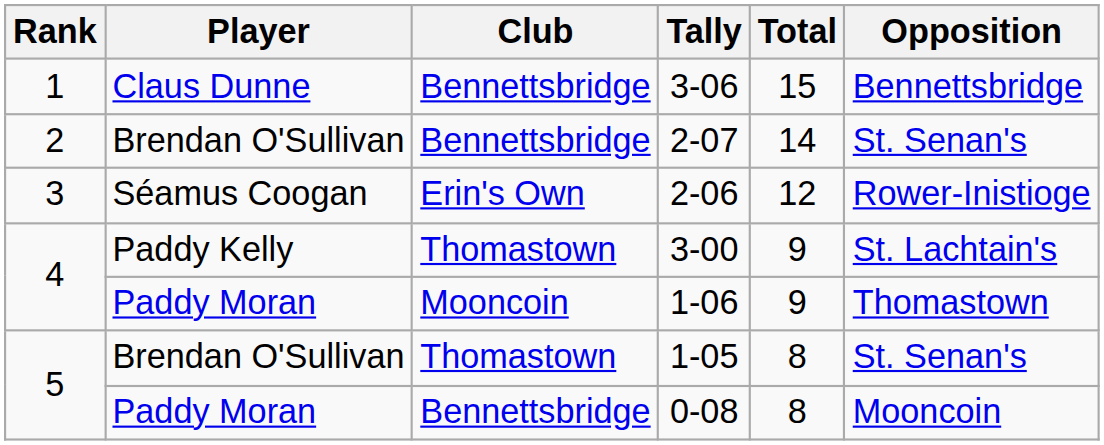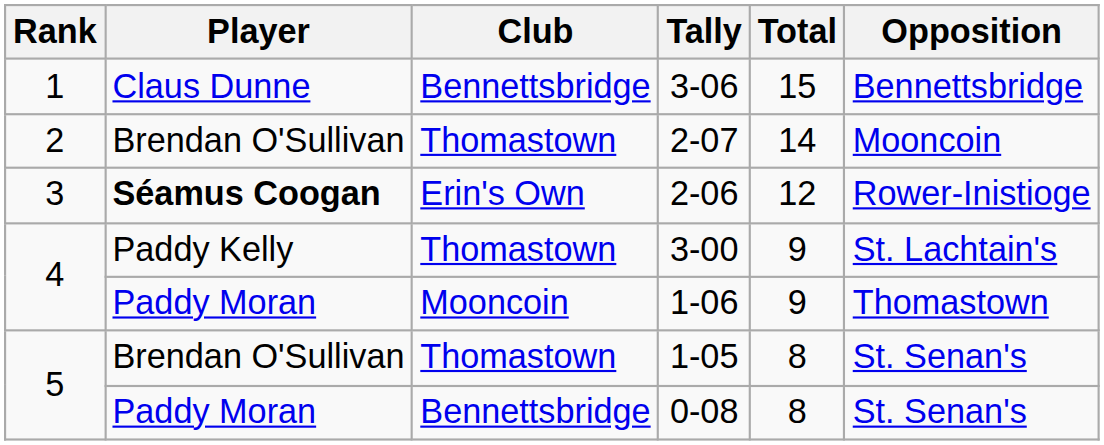(535, 140) Bennettsbridge -> (518, 140) Thomastown
(940, 140) St. Senan's -> (927, 140) Mooncoin
(240, 194) normal -> (247, 194) bold
(927, 411) Mooncoin -> (940, 411) St. Senan's
